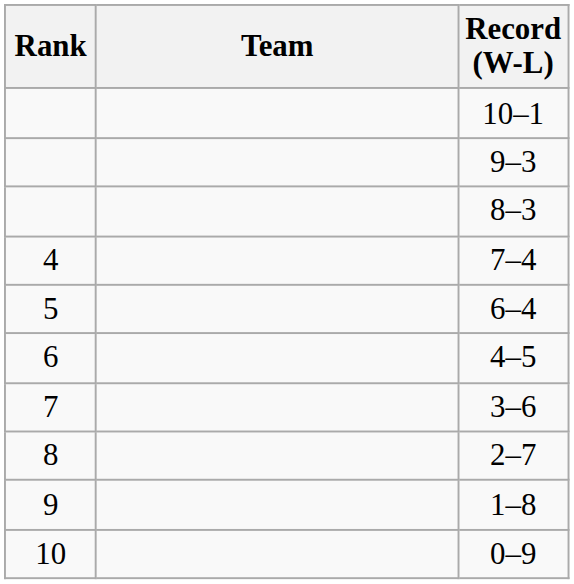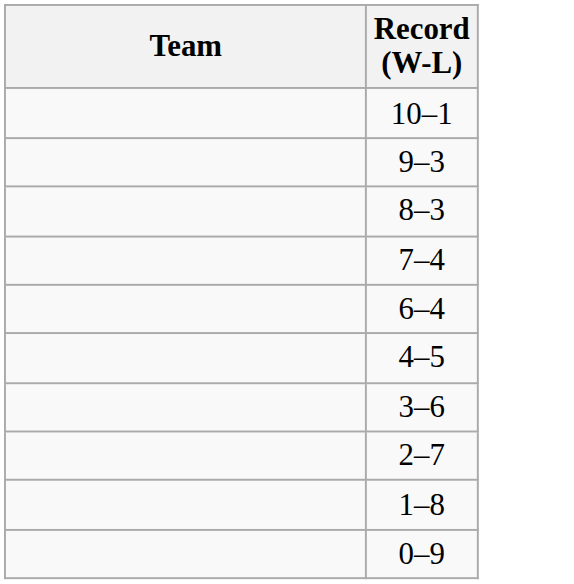- column: (51, 46)
